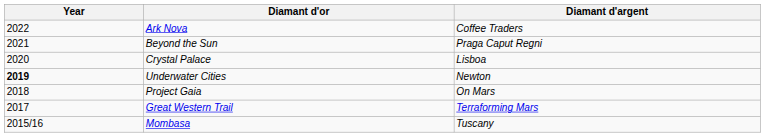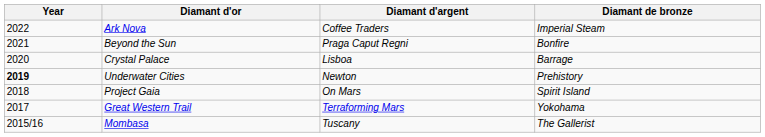+ column: (647, 12)
